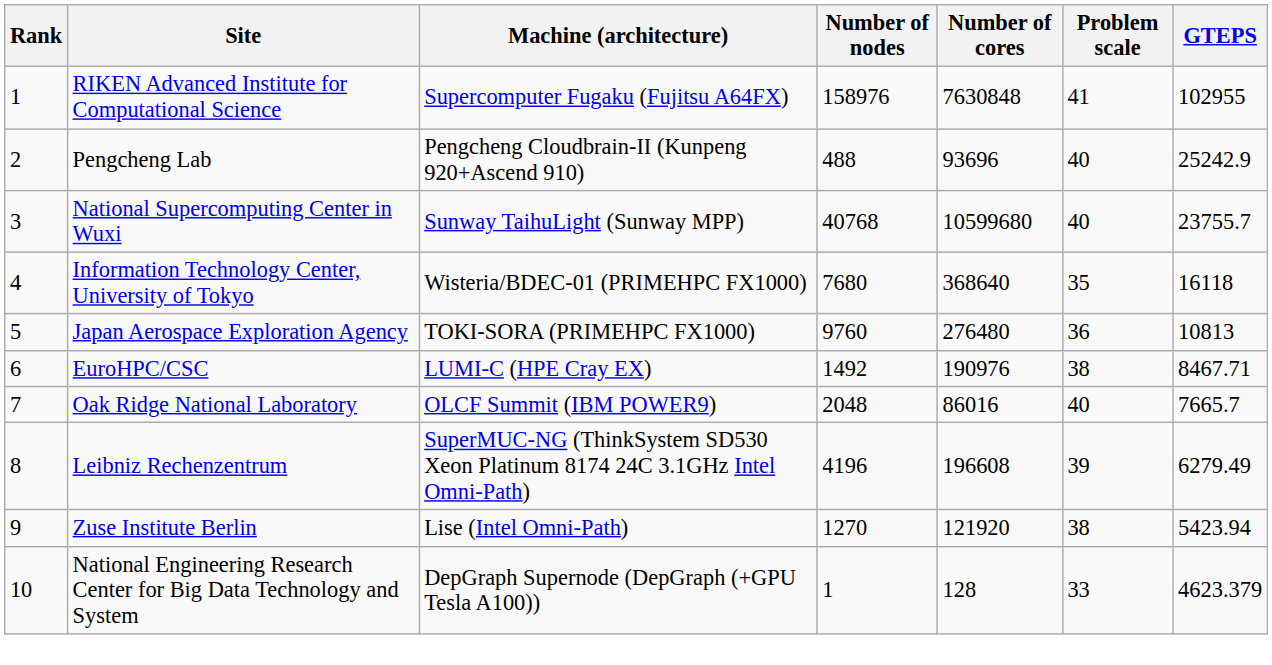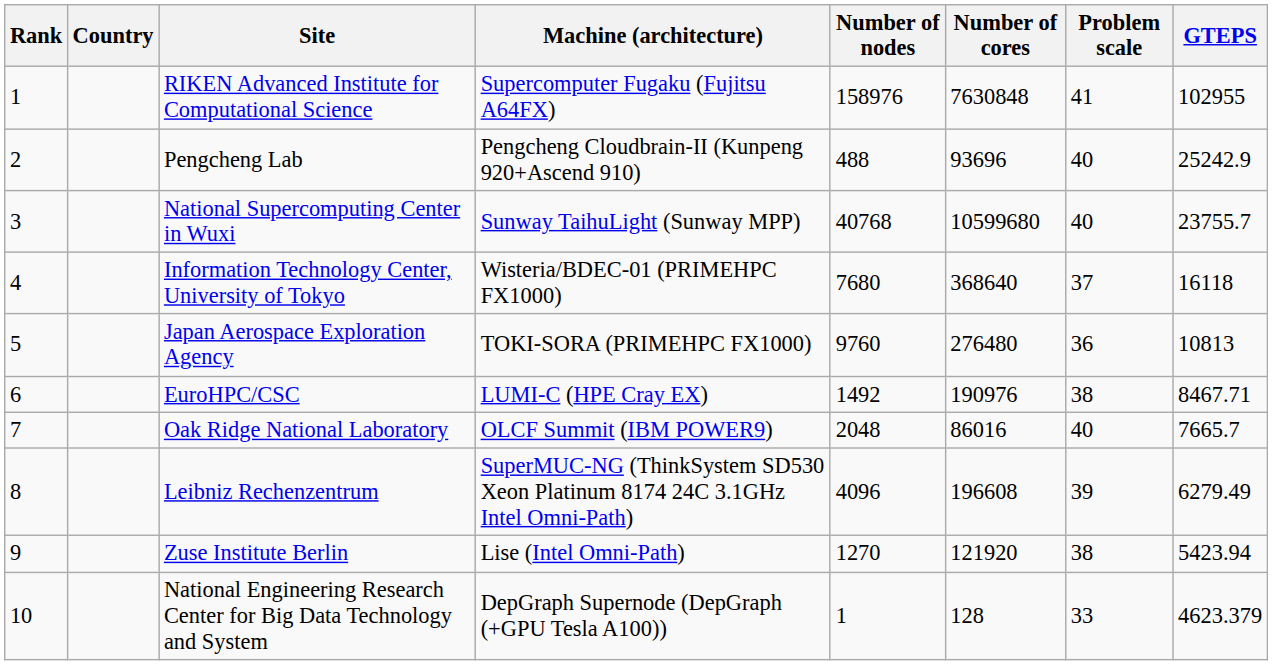+ column: (113, 35)
(1079, 282) 35 -> (1082, 282) 37
(845, 465) 4196 -> (858, 491) 4096
